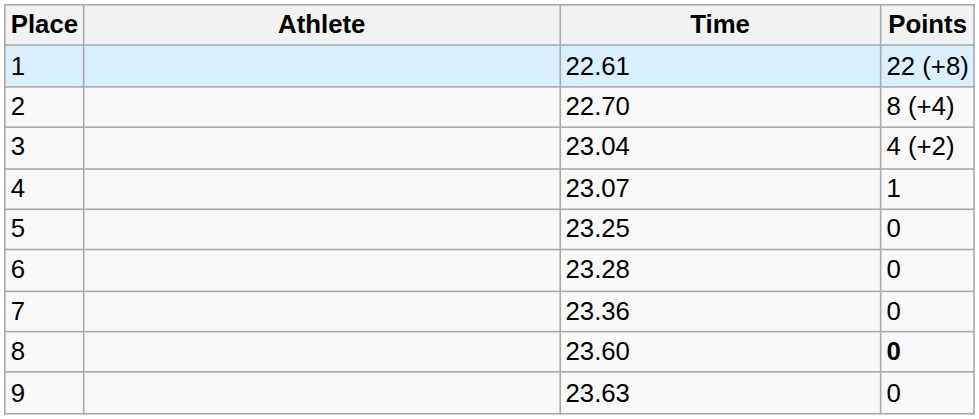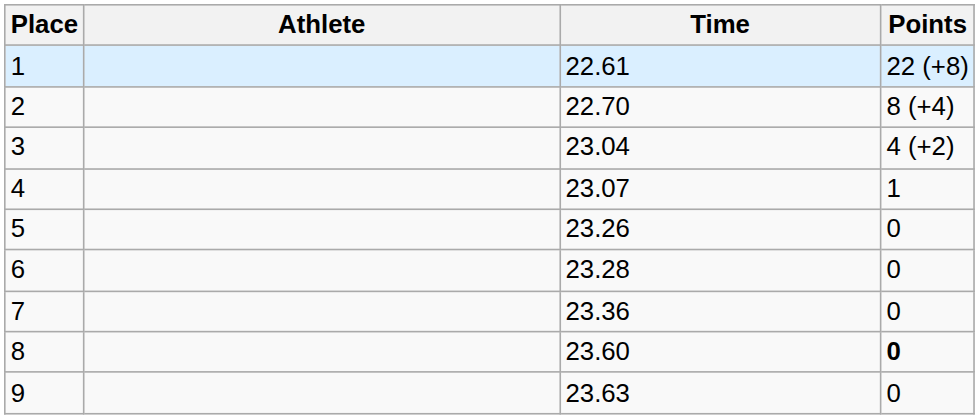(598, 229) 23.25 -> (598, 229) 23.26
